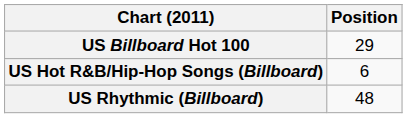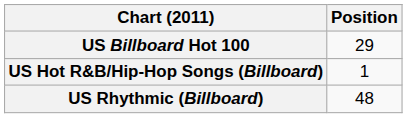(364, 71) 6 -> (364, 71) 1
